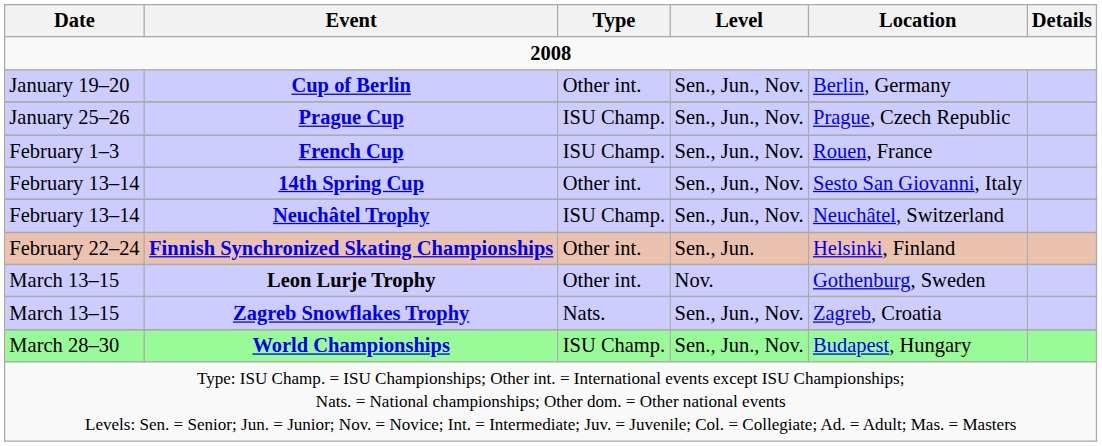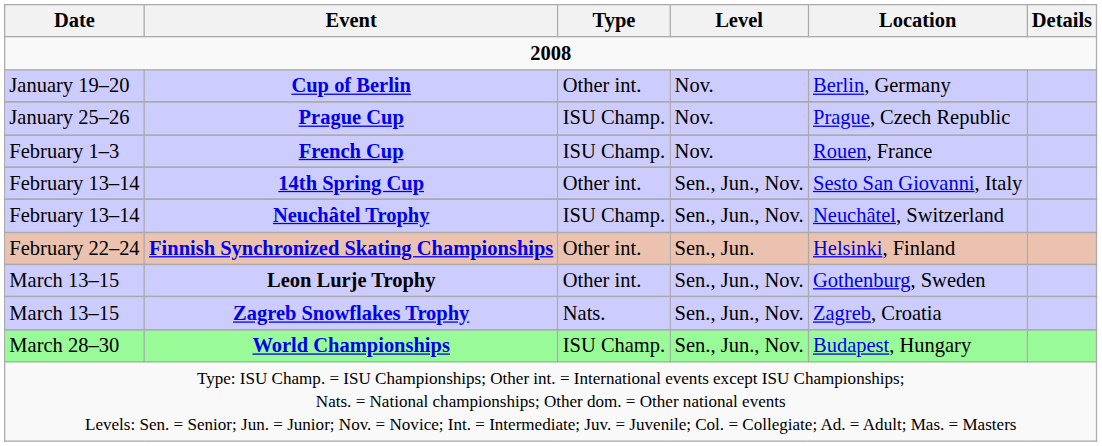(739, 85) Sen., Jun., Nov. -> (694, 85) Nov.
(739, 118) Sen., Jun., Nov. -> (694, 118) Nov.
(739, 150) Sen., Jun., Nov. -> (694, 150) Nov.
(694, 280) Nov. -> (739, 280) Sen., Jun., Nov.
